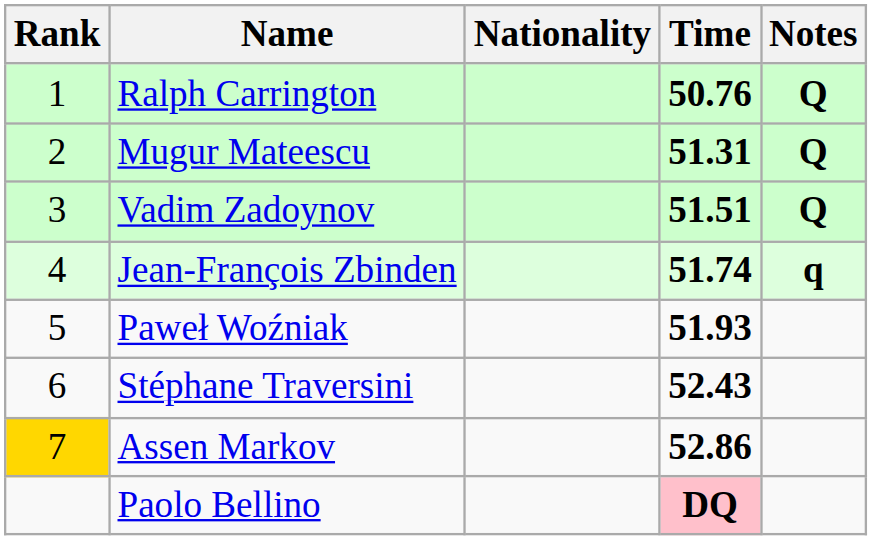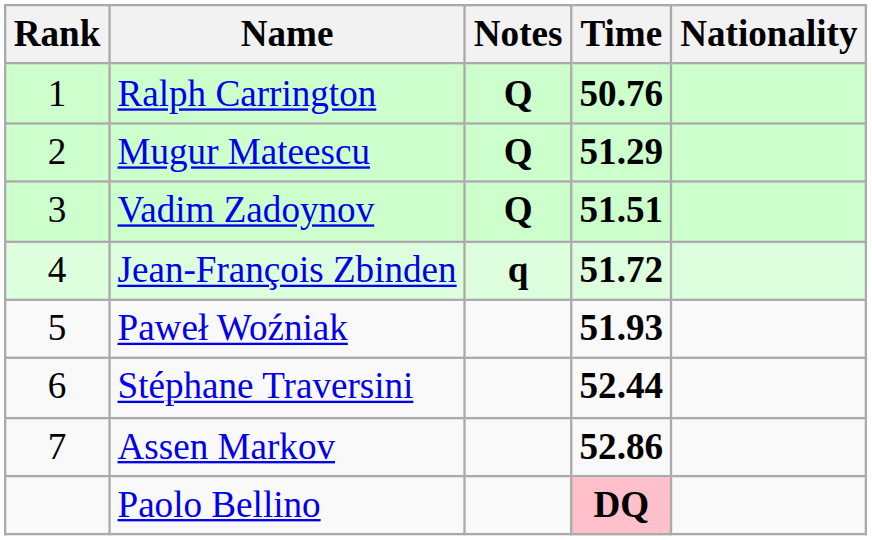columns swapped: (562, 33) <-> (813, 33)
(710, 151) 51.31 -> (621, 151) 51.29
(710, 269) 51.74 -> (621, 269) 51.72
(710, 387) 52.43 -> (621, 387) 52.44
(57, 446) gold background -> (57, 446) no background
